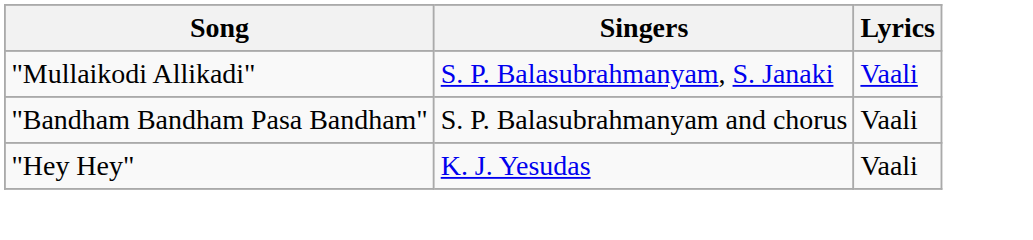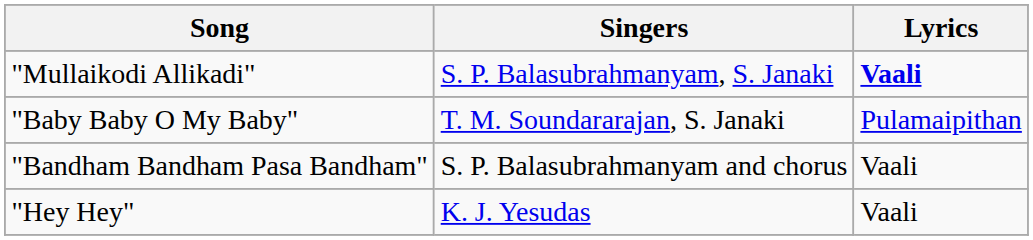(889, 73) normal -> (891, 73) bold
+ row: (155, 119)
